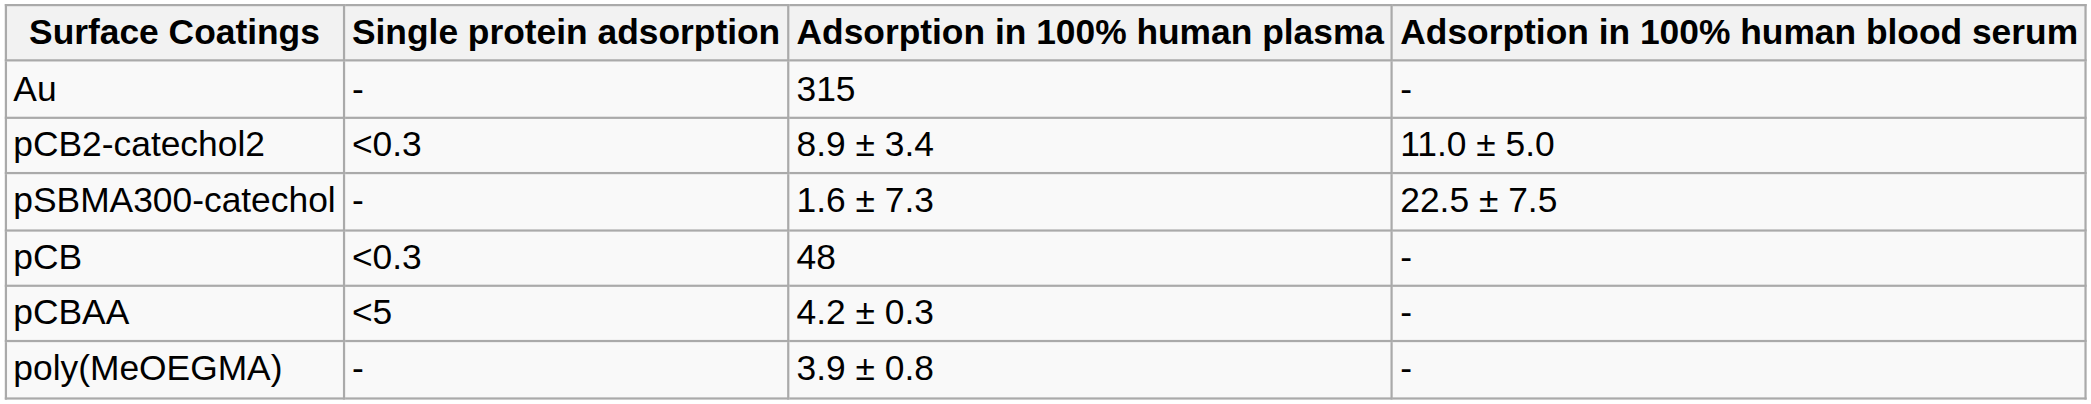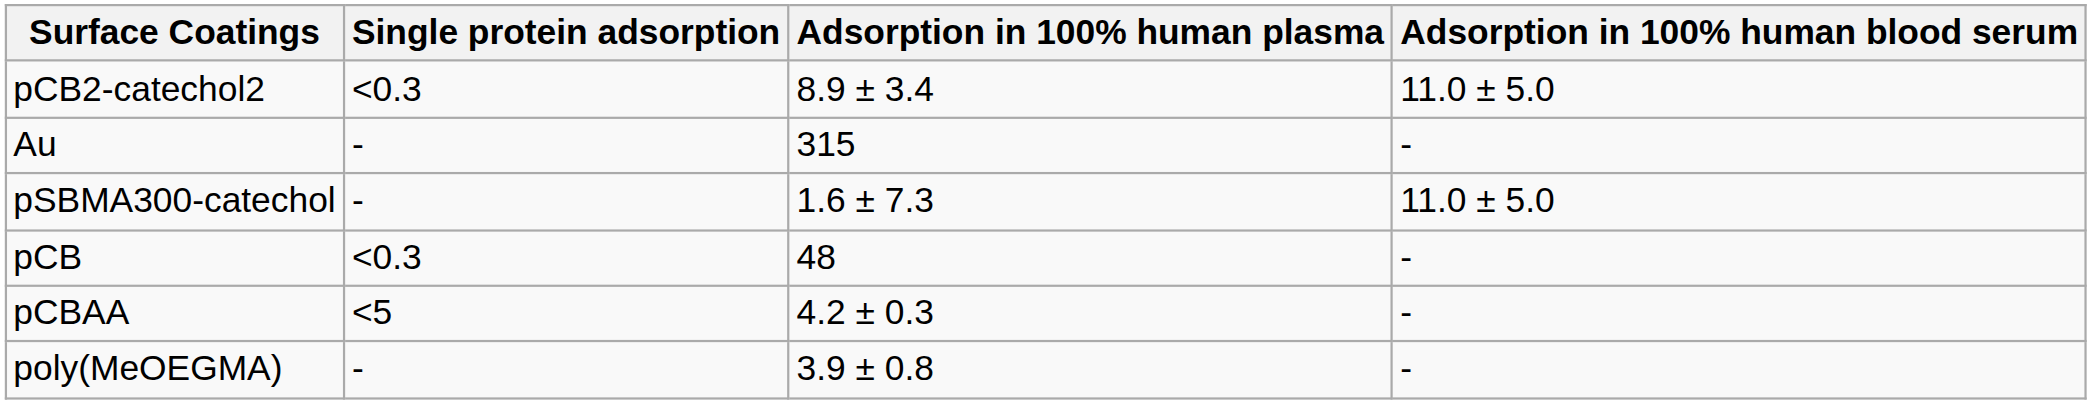rows swapped: (35, 88) <-> (139, 144)
(1479, 200) 22.5 ± 7.5 -> (1477, 200) 11.0 ± 5.0
